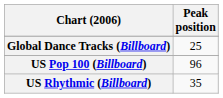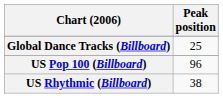(196, 83) 35 -> (196, 83) 38
